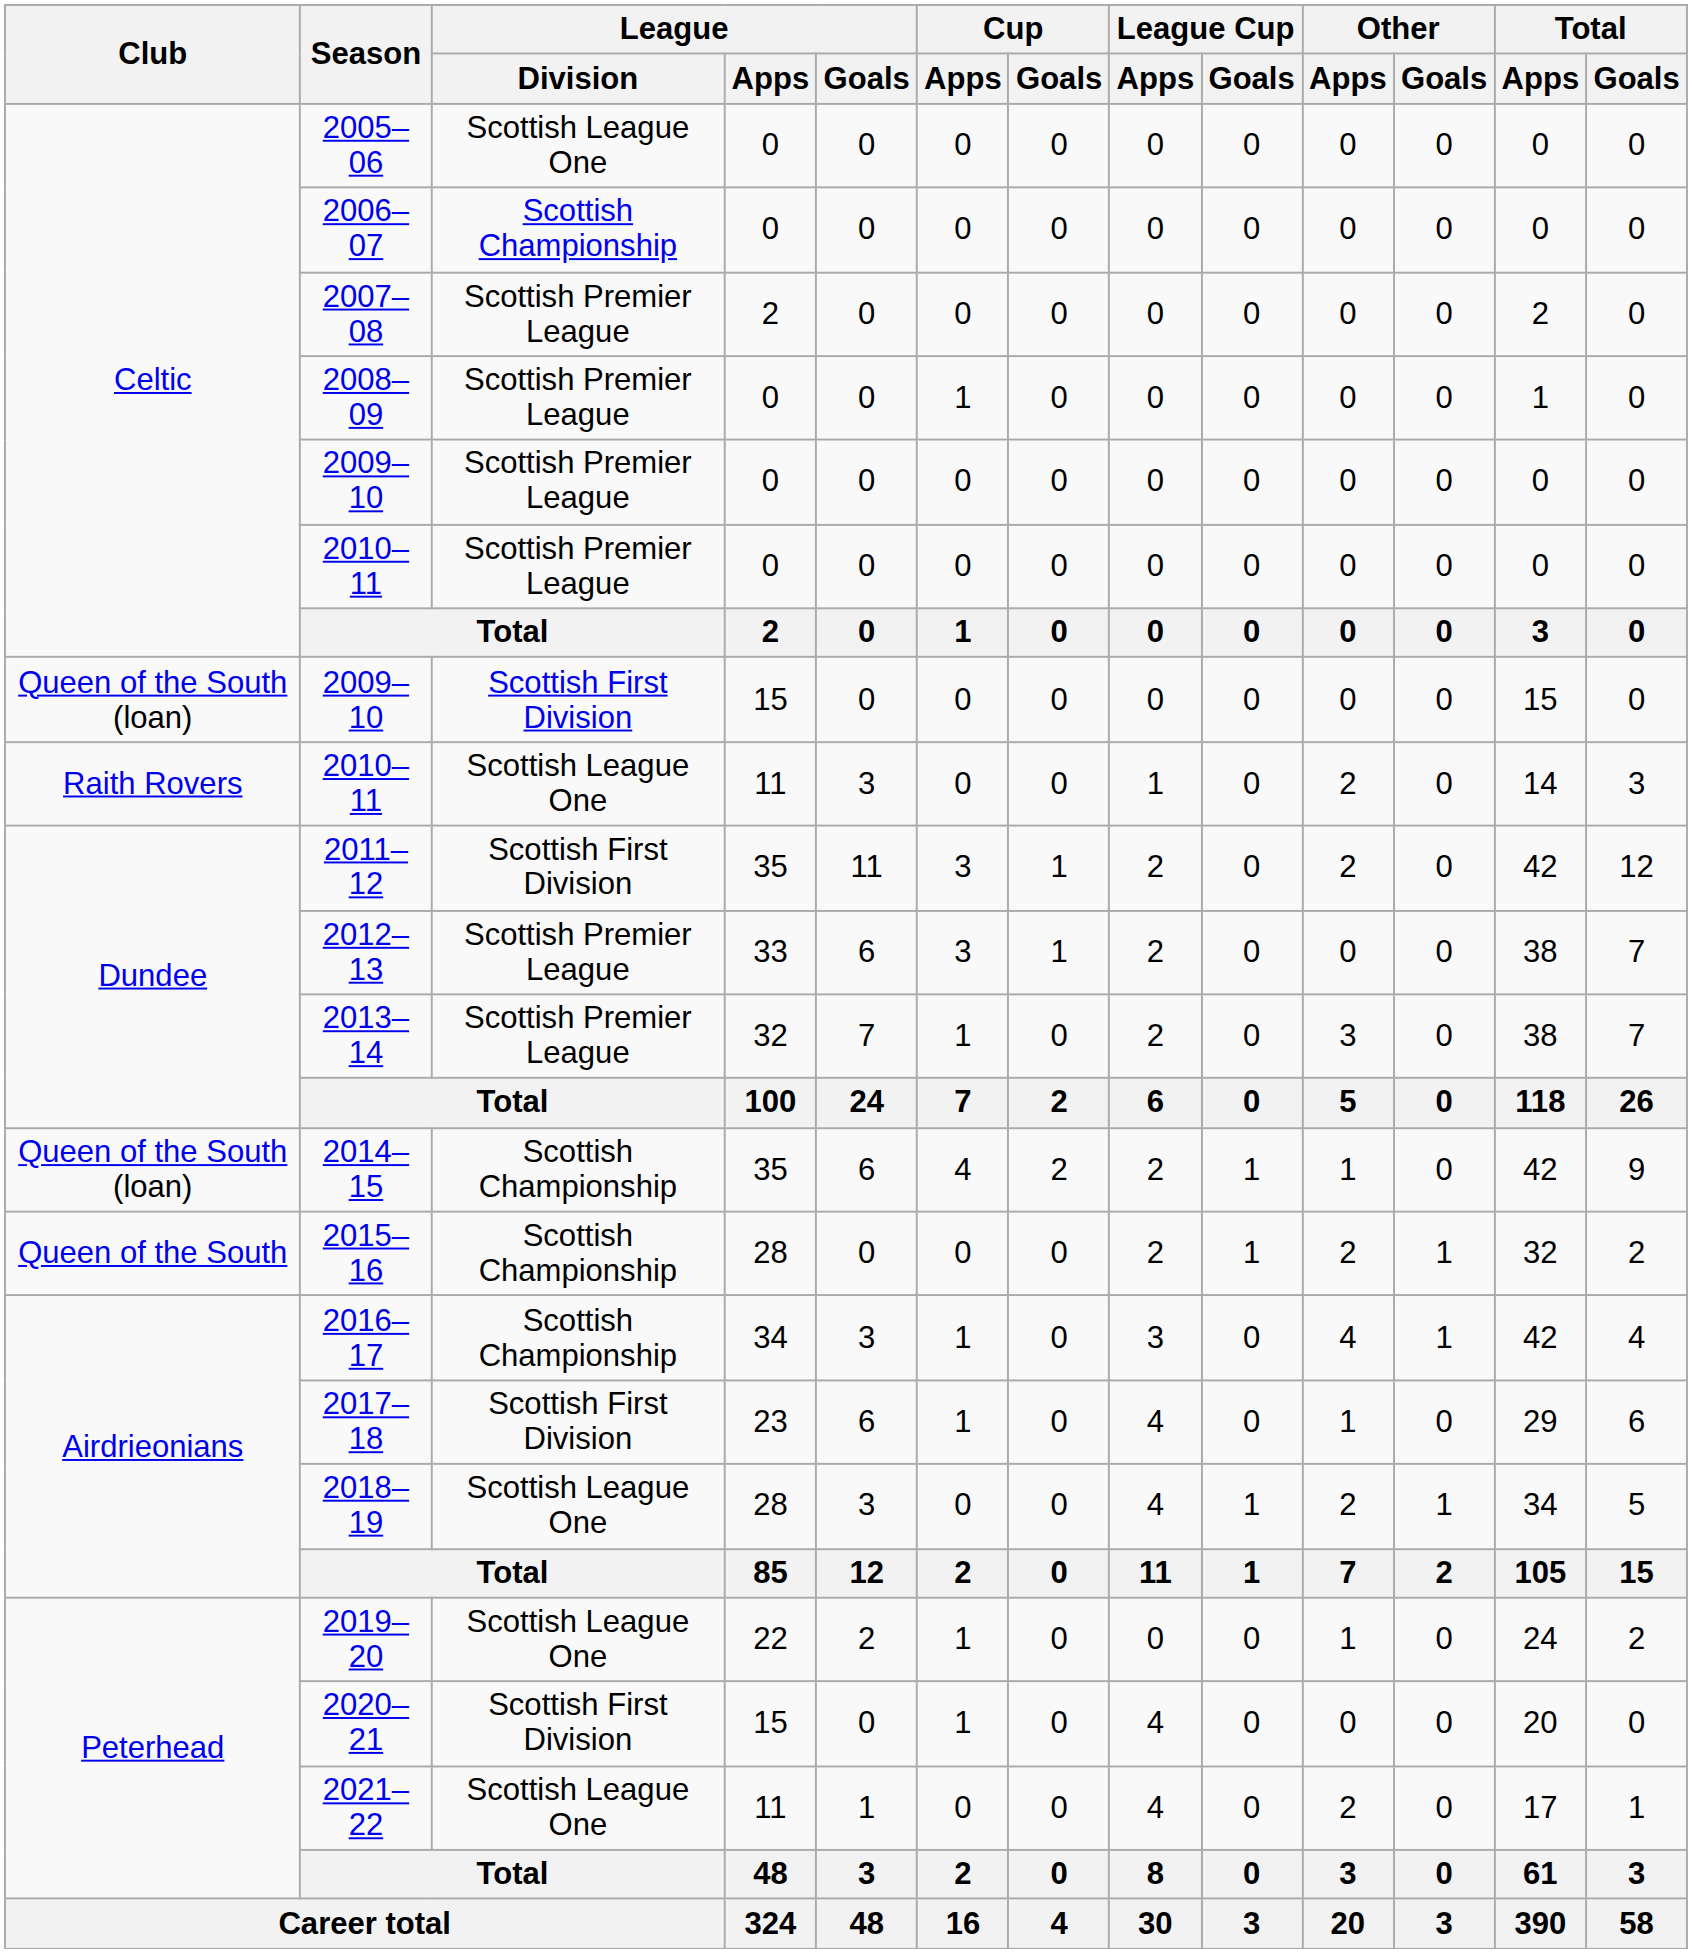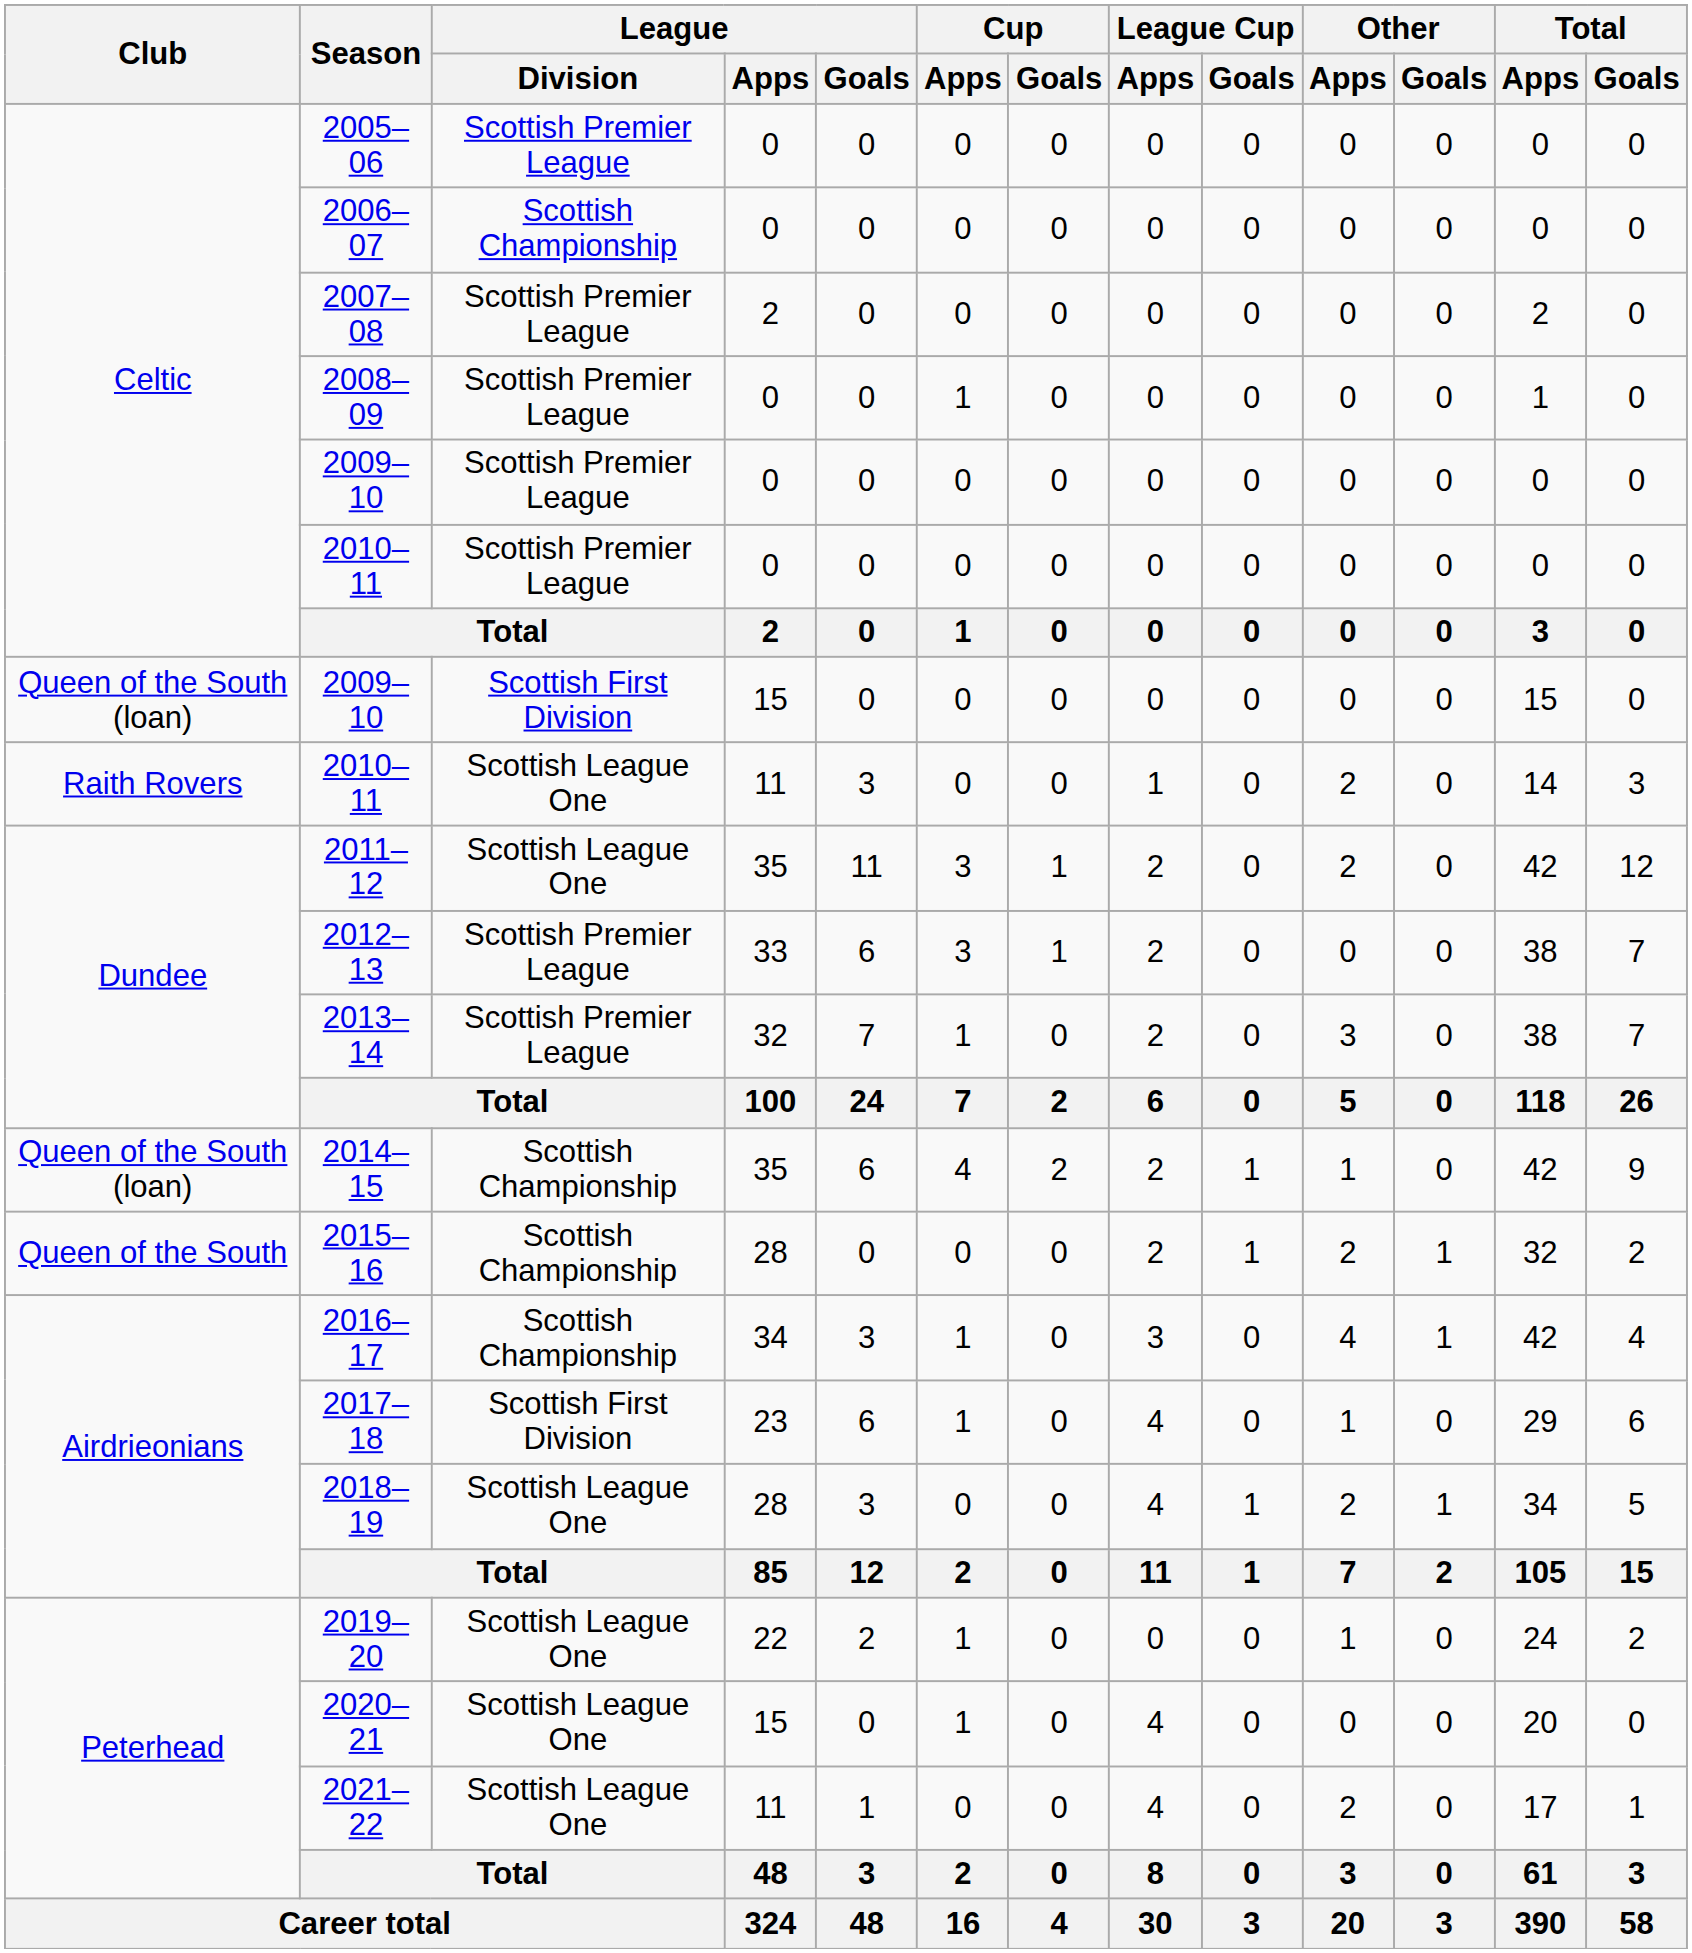(578, 145) Scottish League One -> (578, 145) Scottish Premier League
(578, 867) Scottish First Division -> (578, 867) Scottish League One
(578, 1723) Scottish First Division -> (578, 1723) Scottish League One
